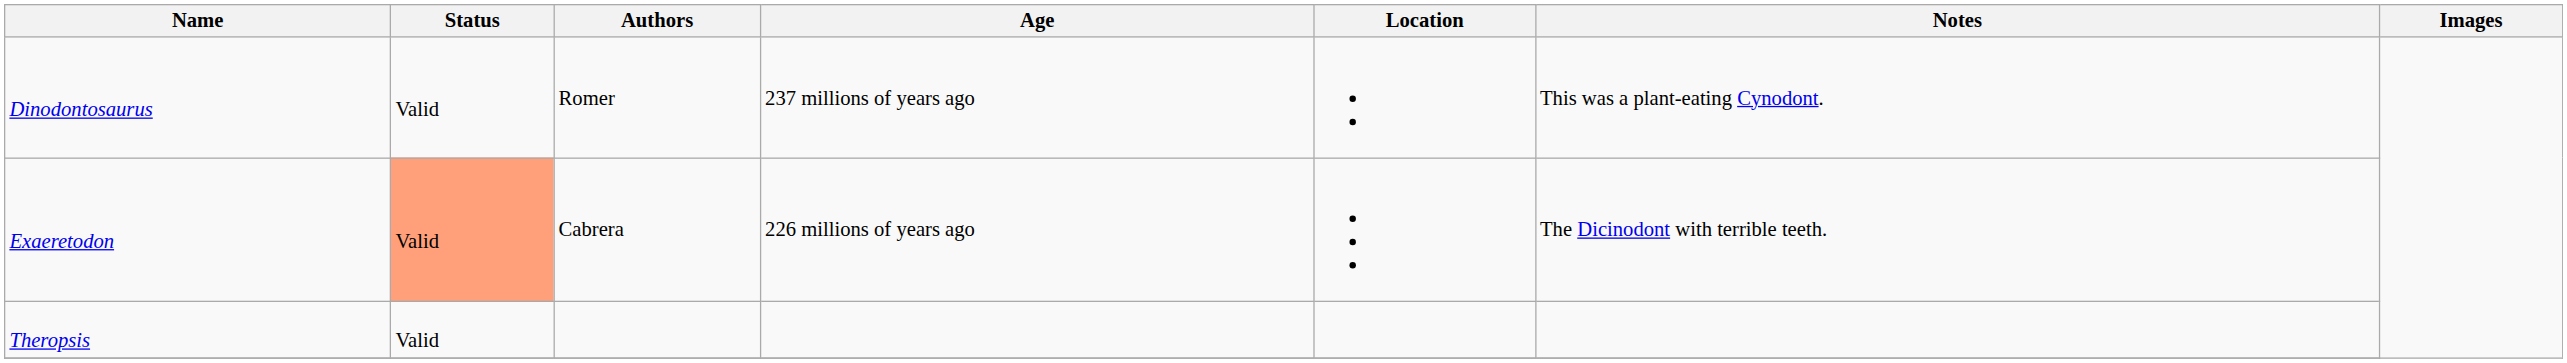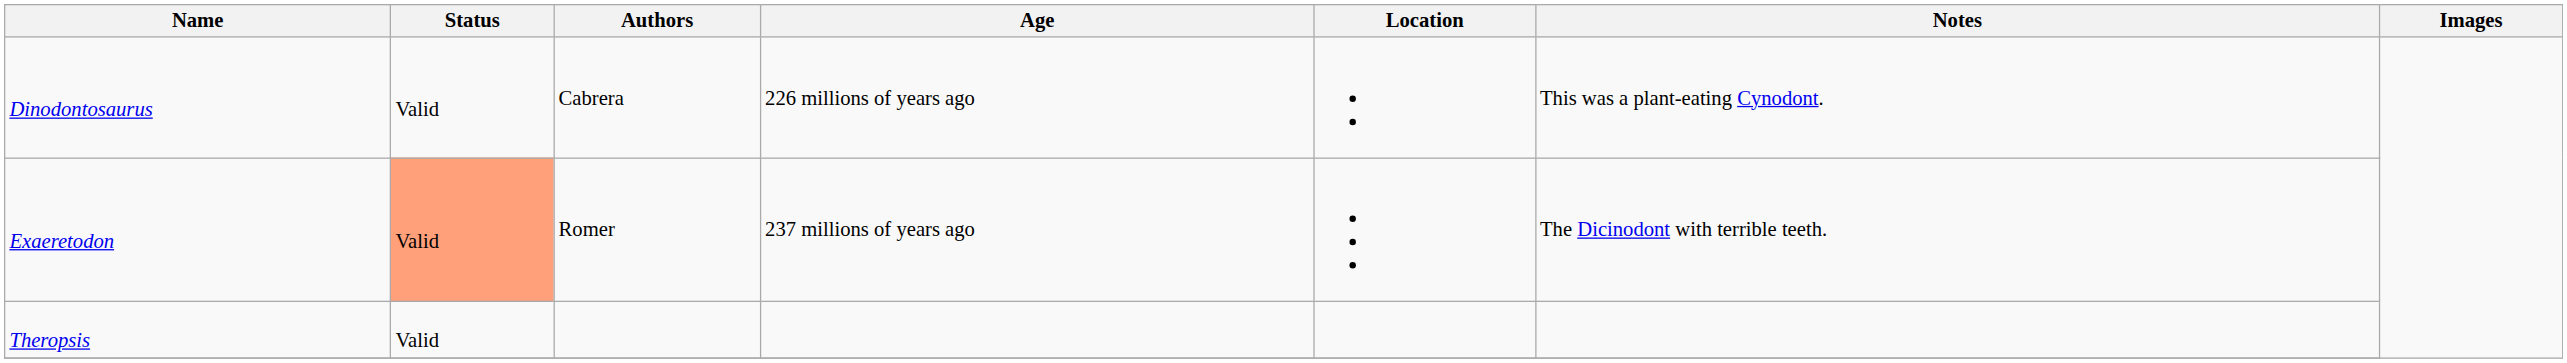(587, 97) Romer -> (591, 97) Cabrera
(870, 97) 237 millions of years ago -> (870, 97) 226 millions of years ago
(591, 229) Cabrera -> (587, 229) Romer
(870, 229) 226 millions of years ago -> (870, 229) 237 millions of years ago
